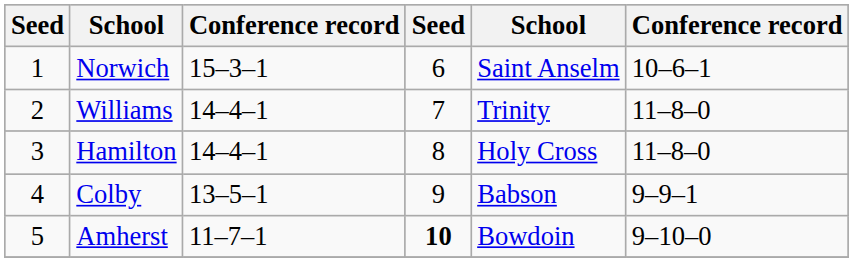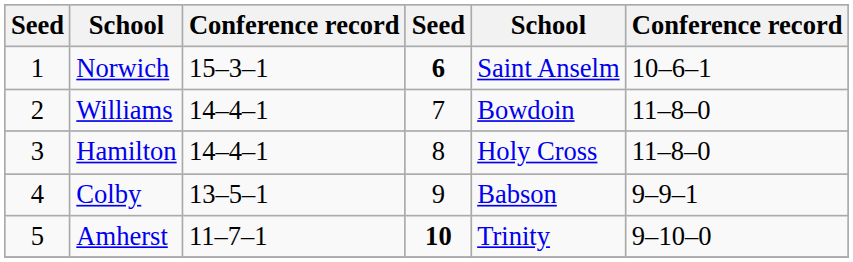(438, 67) normal -> (438, 67) bold
(514, 109) Trinity -> (526, 109) Bowdoin
(526, 236) Bowdoin -> (514, 236) Trinity
